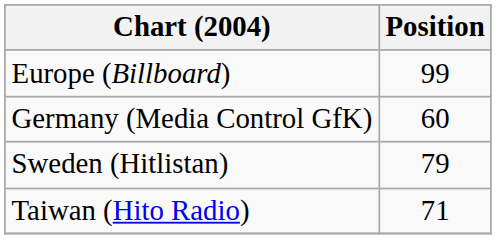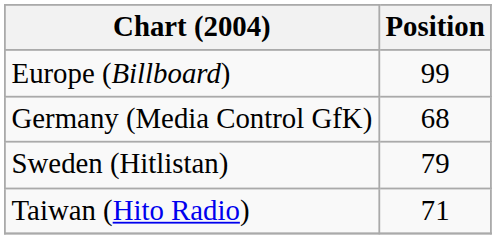(435, 118) 60 -> (435, 118) 68
